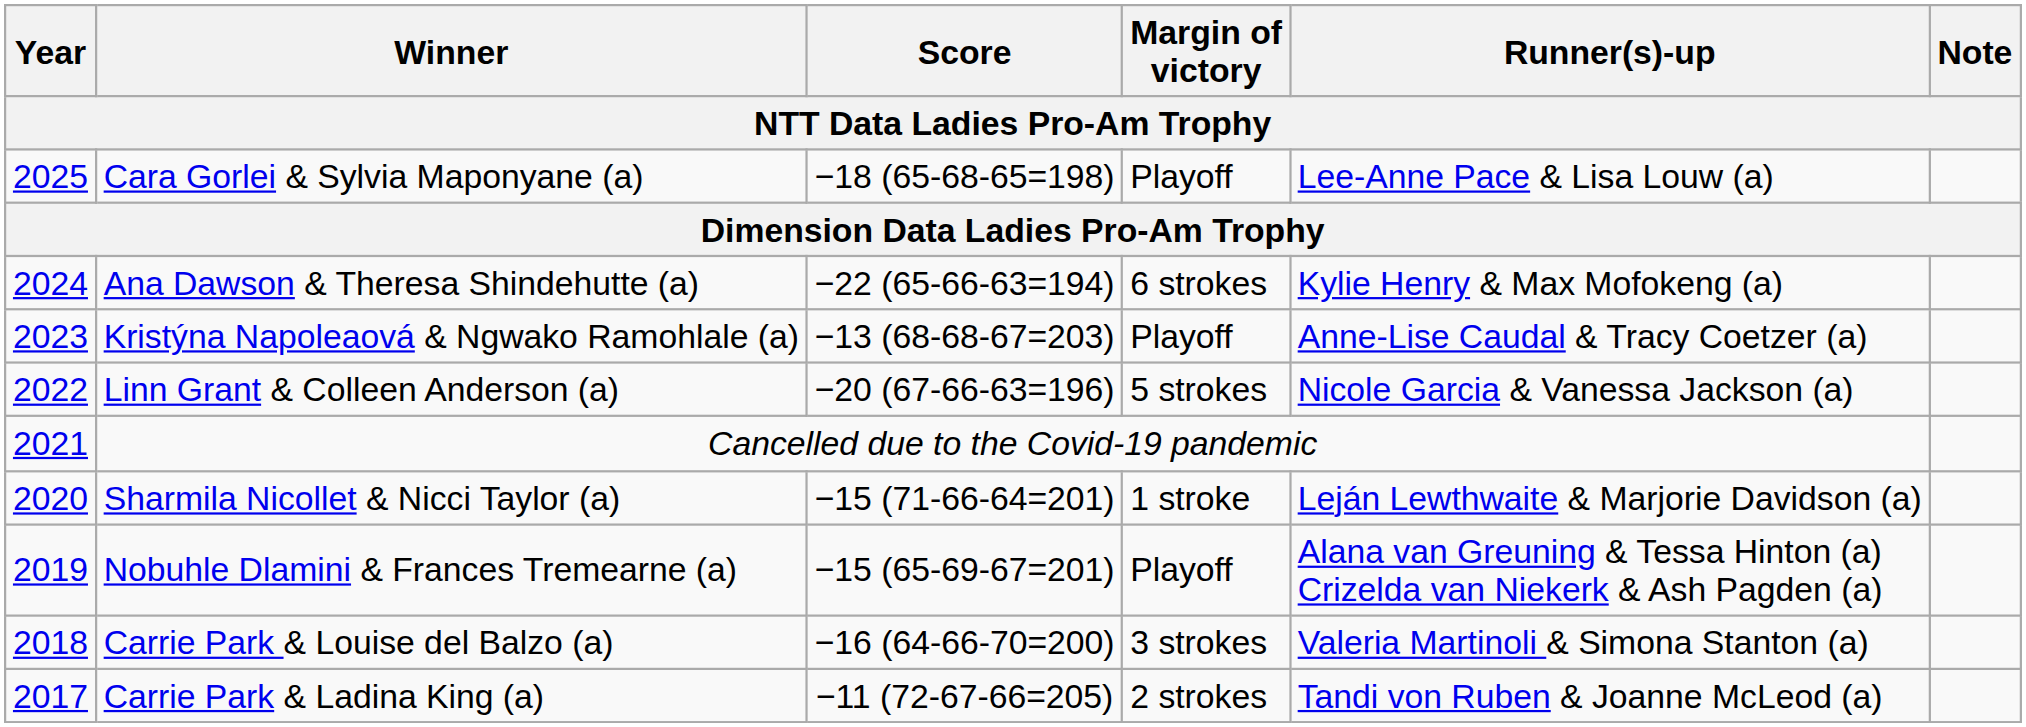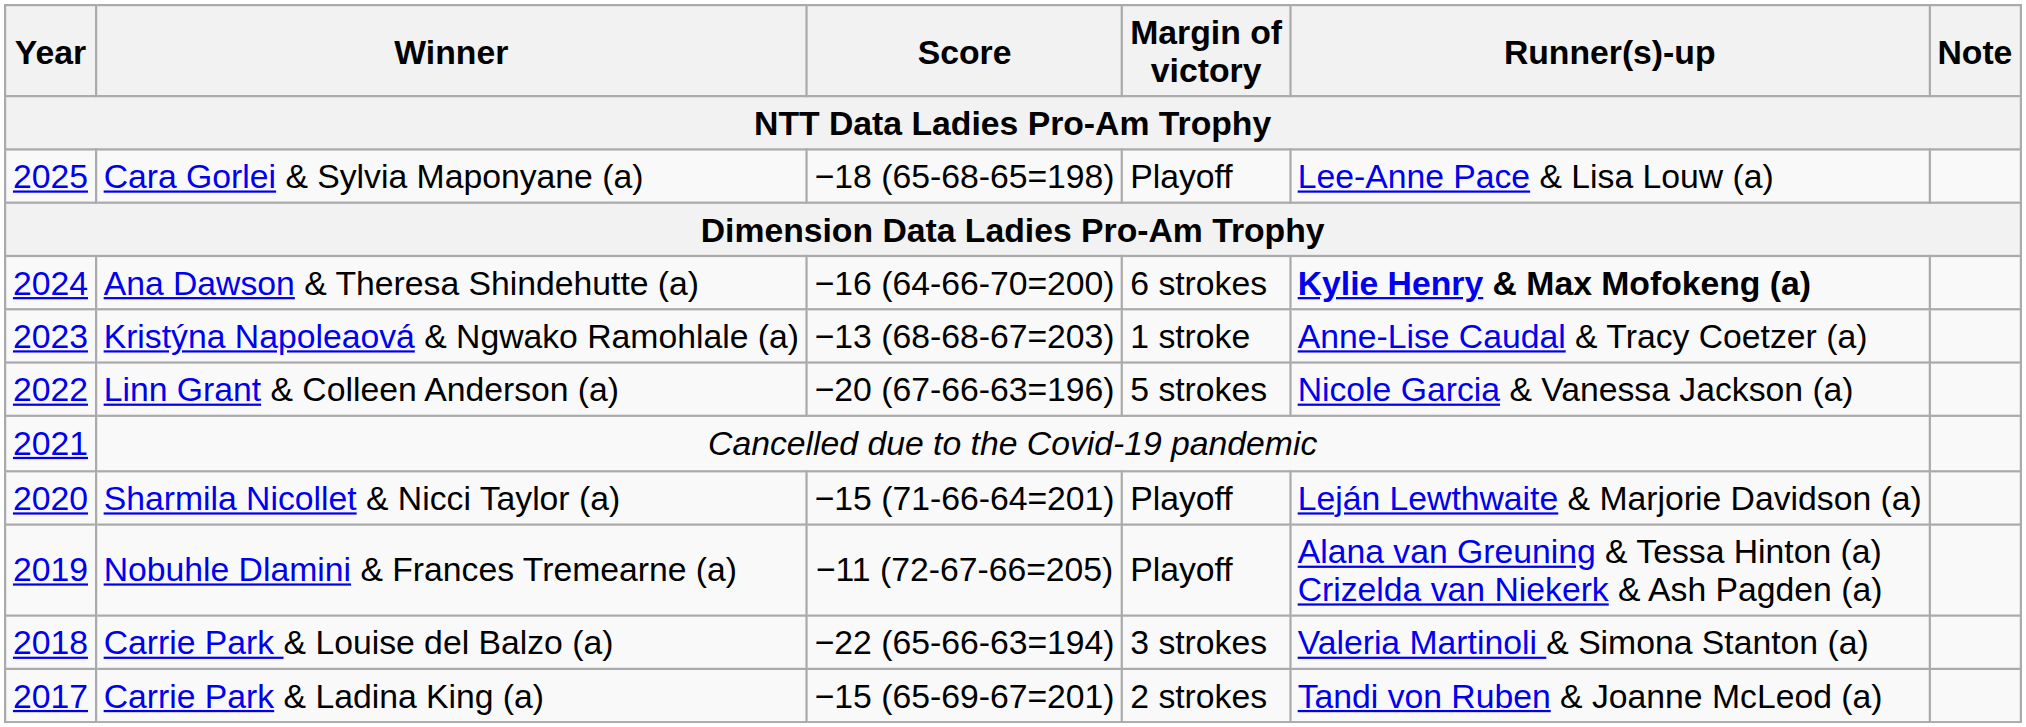(965, 283) −22 (65-66-63=194) -> (965, 283) −16 (64-66-70=200)
(1540, 283) normal -> (1554, 283) bold
(1182, 337) Playoff -> (1190, 337) 1 stroke
(1190, 497) 1 stroke -> (1182, 497) Playoff
(965, 569) −15 (65-69-67=201) -> (965, 569) −11 (72-67-66=205)
(965, 642) −16 (64-66-70=200) -> (965, 642) −22 (65-66-63=194)
(965, 695) −11 (72-67-66=205) -> (965, 695) −15 (65-69-67=201)
